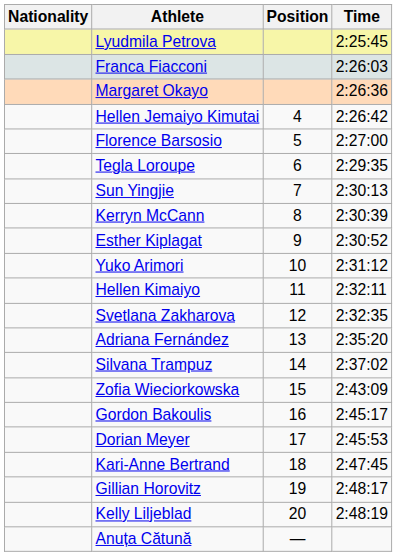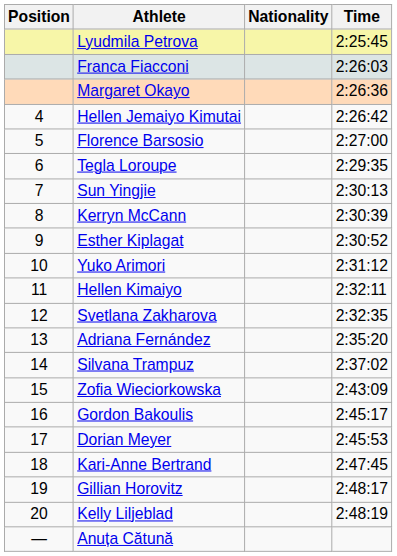columns swapped: (297, 16) <-> (48, 16)
